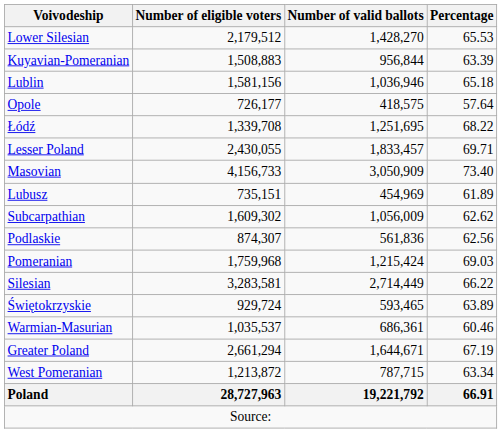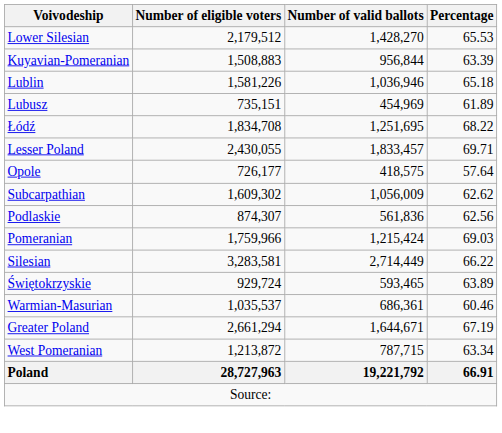(254, 82) 1,581,156 -> (254, 82) 1,581,226
rows swapped: (27, 194) <-> (24, 105)
(254, 127) 1,339,708 -> (254, 127) 1,834,708
- row: (34, 171)
(254, 261) 1,759,968 -> (254, 238) 1,759,966
